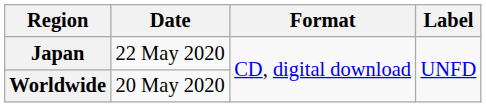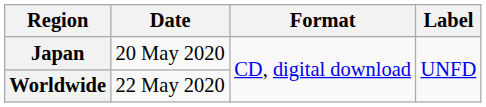(170, 53) 22 May 2020 -> (170, 53) 20 May 2020
(170, 85) 20 May 2020 -> (170, 85) 22 May 2020
